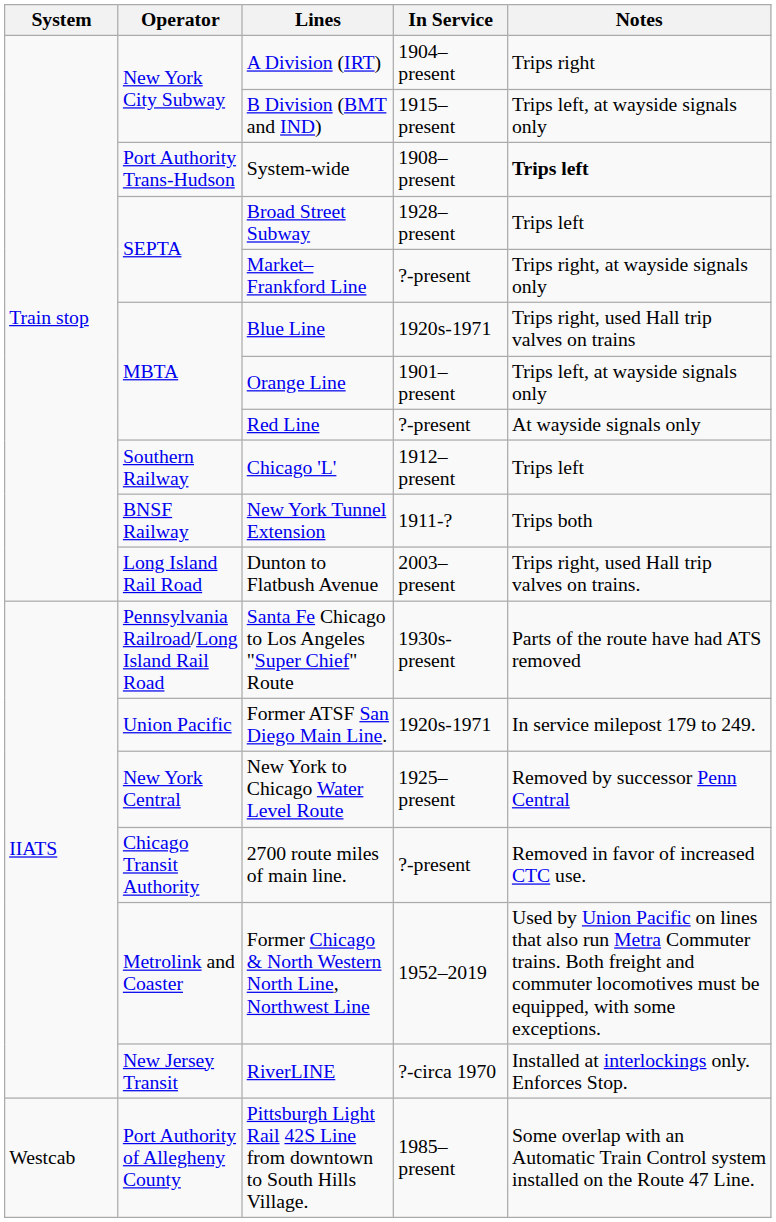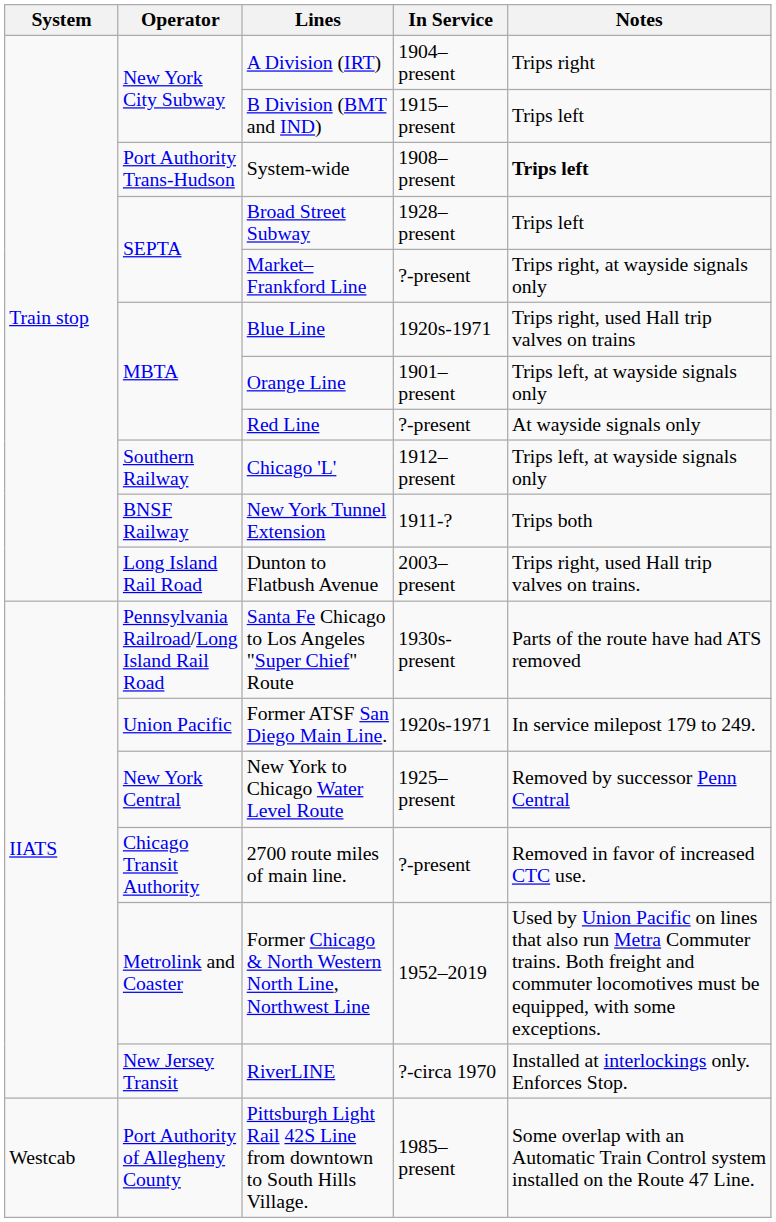(624, 115) Trips left, at wayside signals only -> (548, 115) Trips left
(548, 467) Trips left -> (624, 467) Trips left, at wayside signals only
